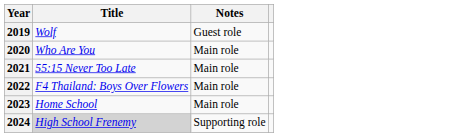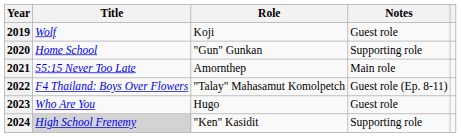+ column: (269, 13)
(65, 50) Who Are You -> (66, 50) Home School
(216, 50) Main role -> (386, 50) Supporting role
(216, 86) Main role -> (399, 86) Guest role (Ep. 8-11)
(66, 104) Home School -> (65, 104) Who Are You
(216, 104) Main role -> (374, 104) Guest role
